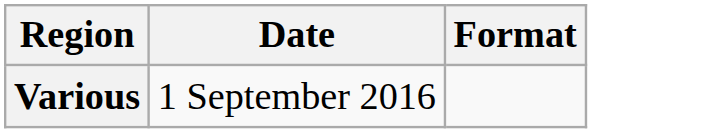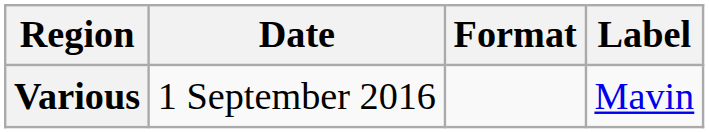+ column: (644, 34)
